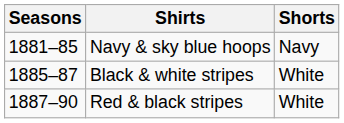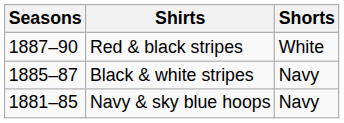rows swapped: (180, 46) <-> (166, 103)
(301, 74) White -> (299, 74) Navy
